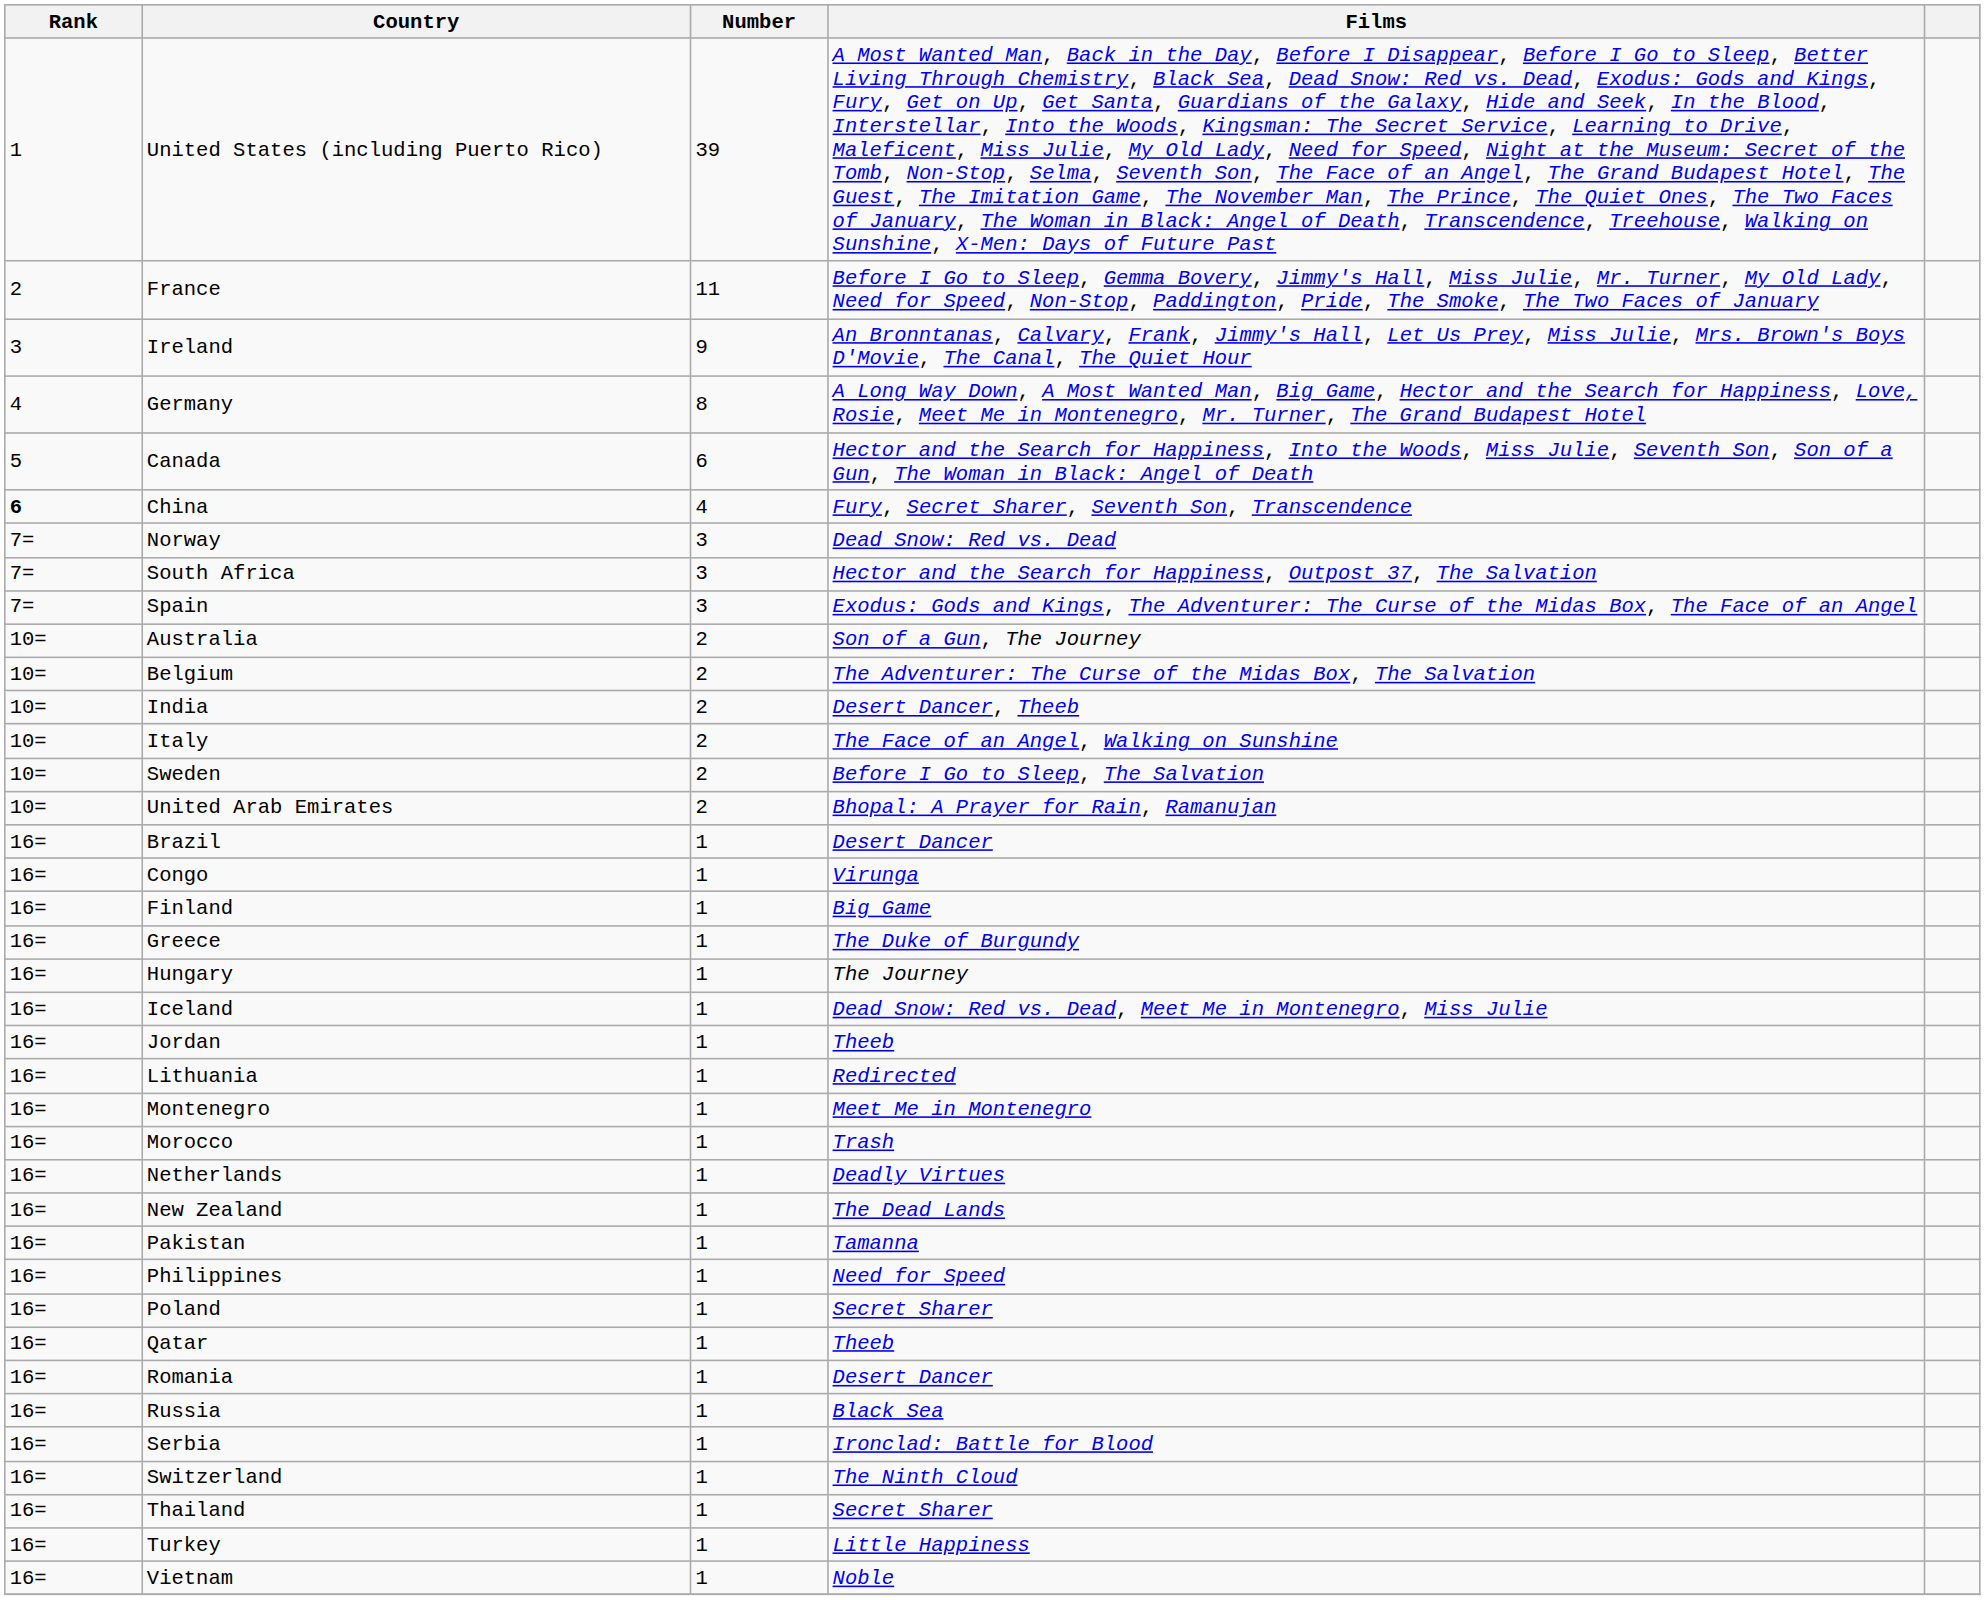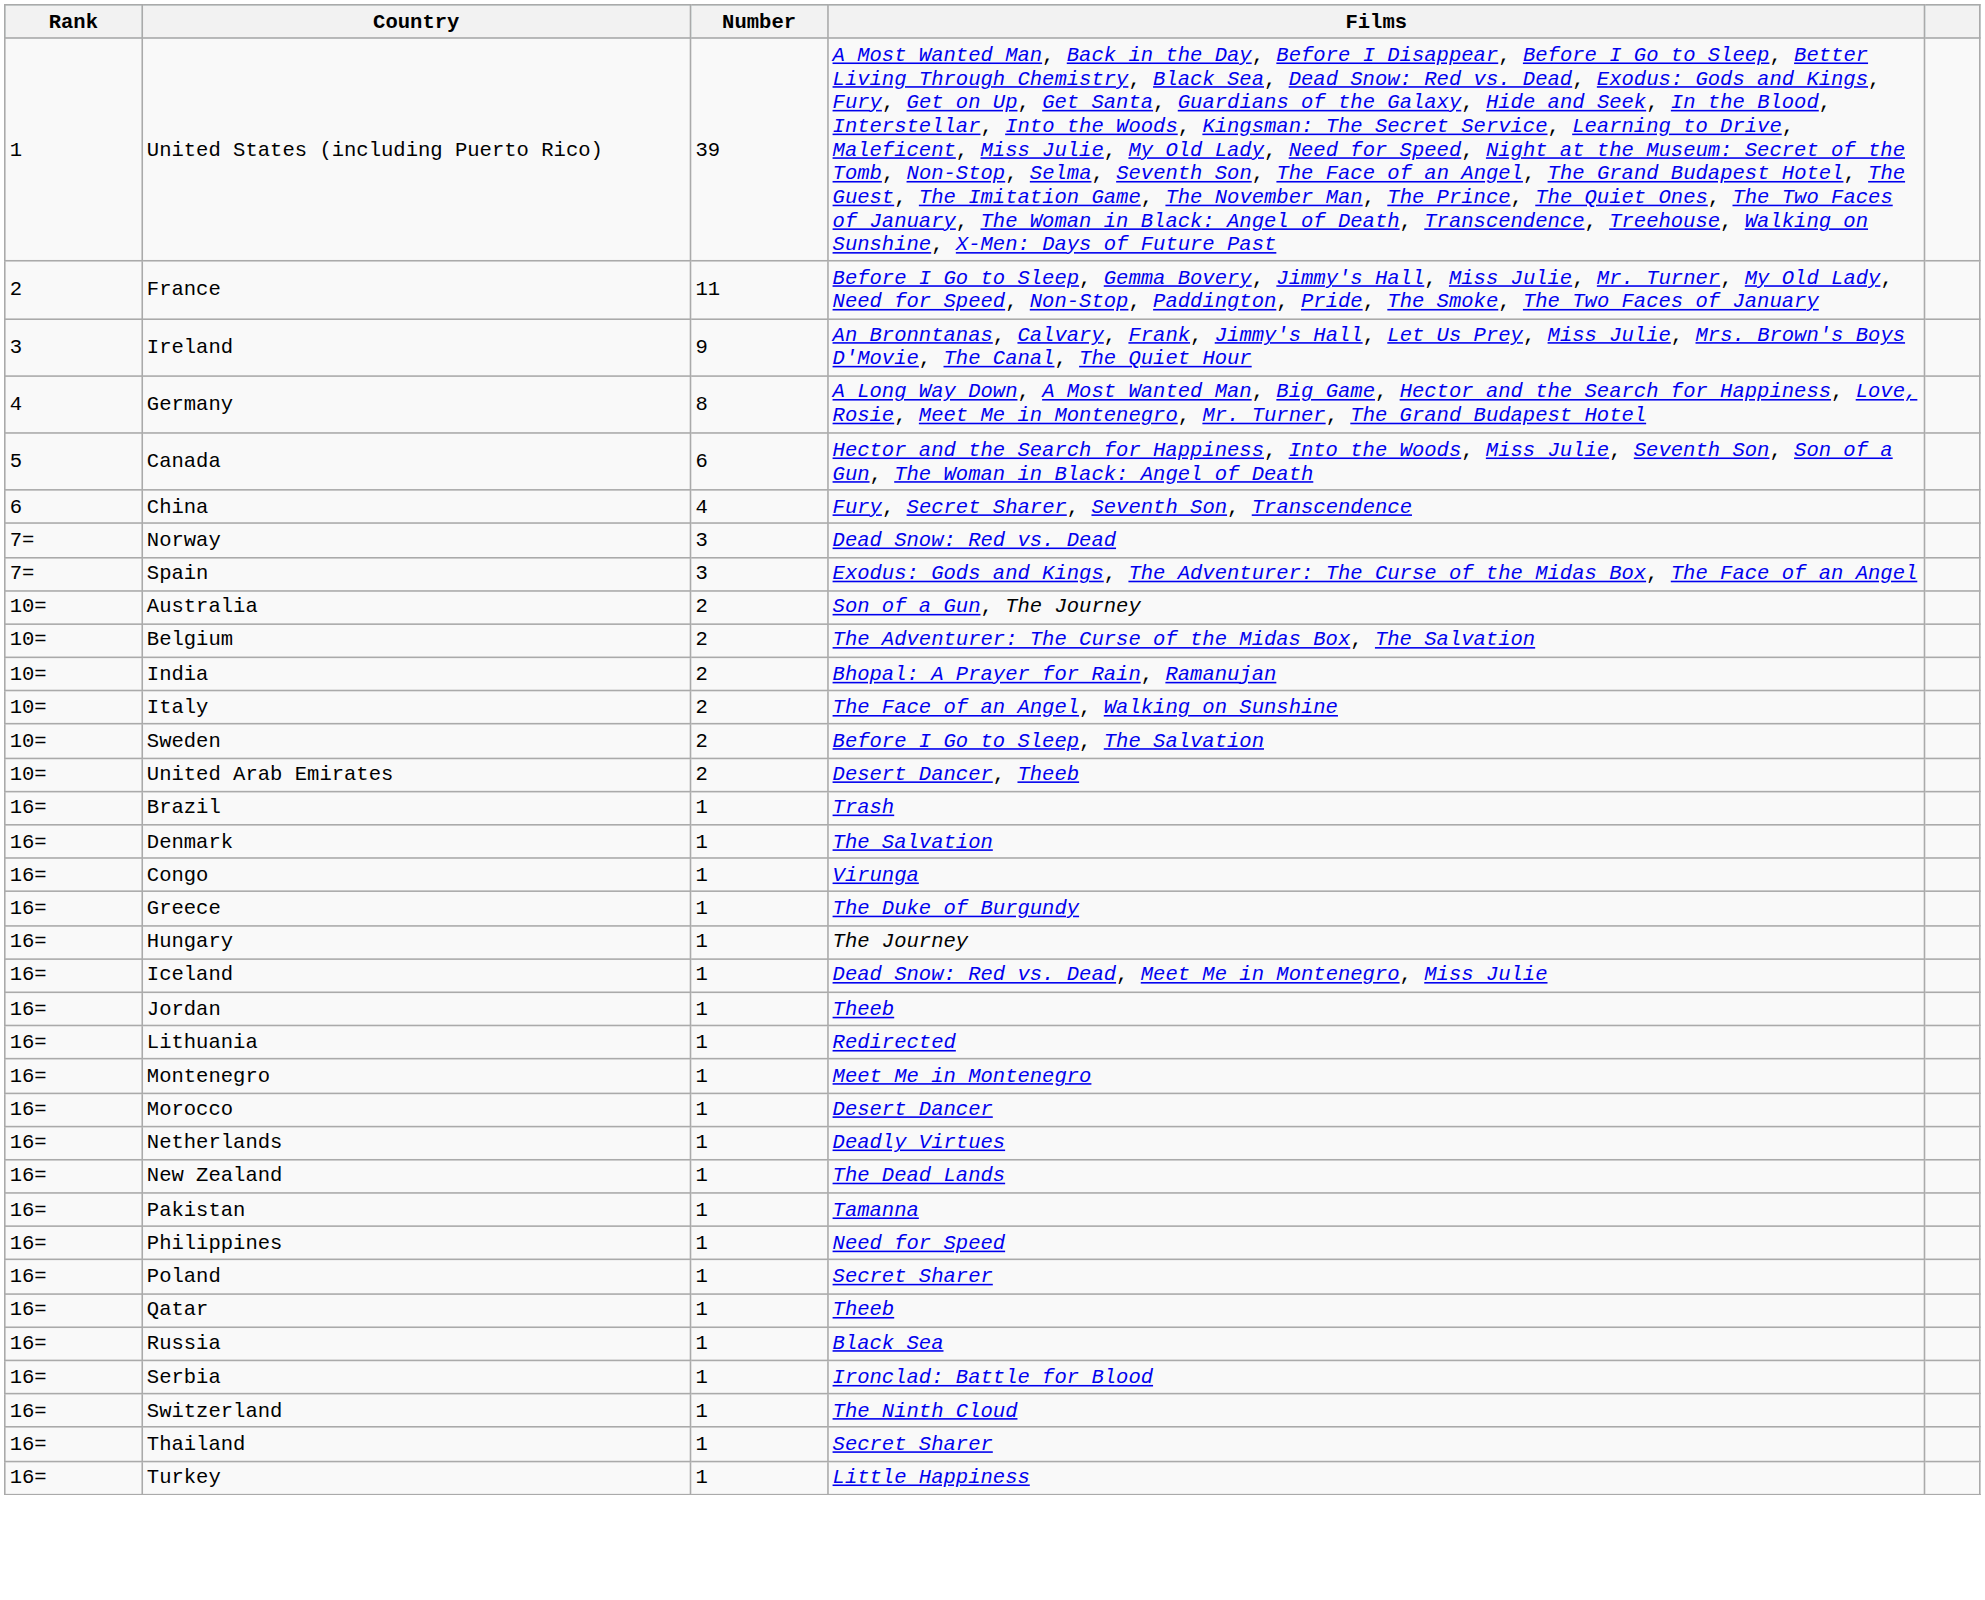(16, 507) bold -> (16, 507) normal
- row: (221, 574)
(956, 708) Desert Dancer, Theeb -> (1054, 674) Bhopal: A Prayer for Rain, Ramanujan
(1054, 808) Bhopal: A Prayer for Rain, Ramanujan -> (956, 775) Desert Dancer, Theeb
(913, 842) Desert Dancer -> (863, 808) Trash
+ row: (190, 842)
- row: (190, 909)
(863, 1143) Trash -> (913, 1109) Desert Dancer
- row: (190, 1377)
- row: (190, 1578)
